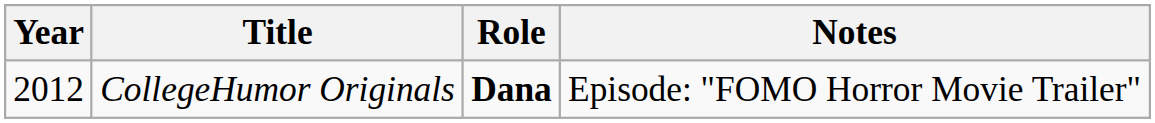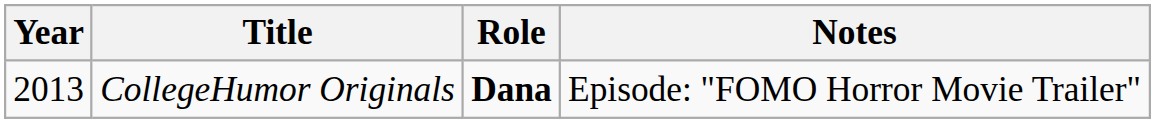(49, 88) 2012 -> (49, 88) 2013
